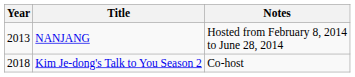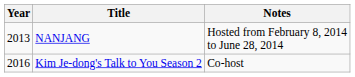(19, 63) 2018 -> (19, 63) 2016
